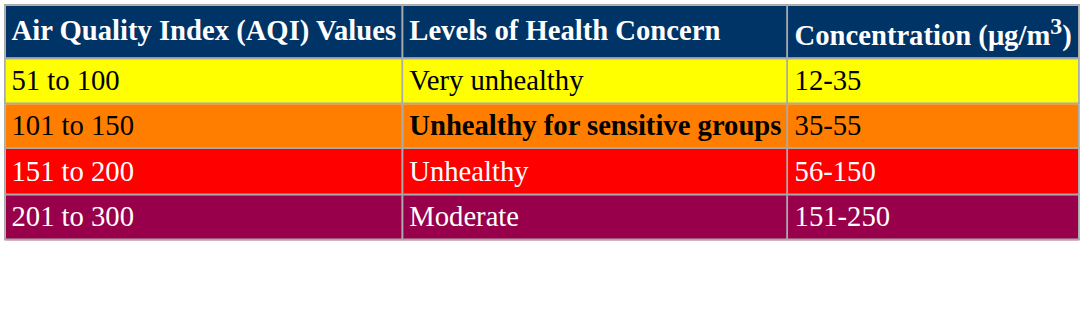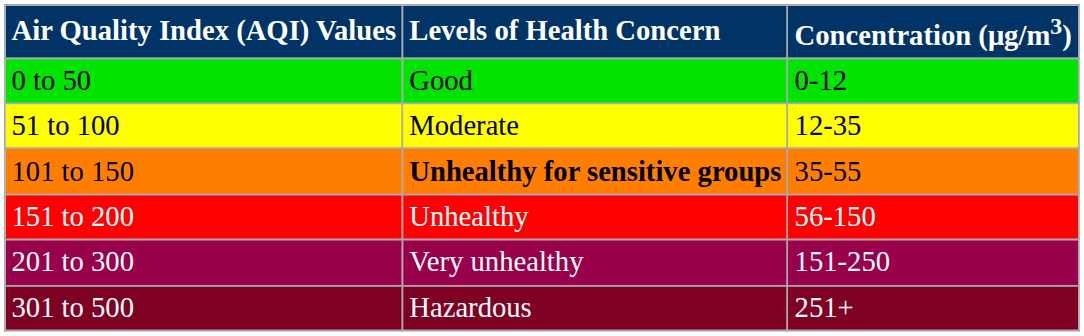+ row: (51, 80)
(496, 80) Very unhealthy -> (464, 125) Moderate
(464, 216) Moderate -> (496, 262) Very unhealthy
+ row: (73, 307)
